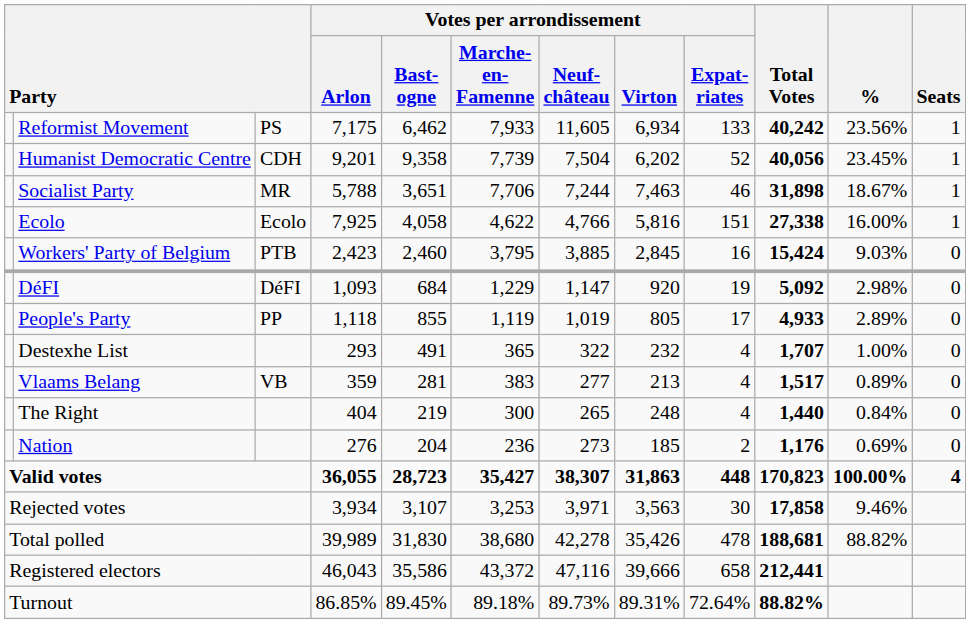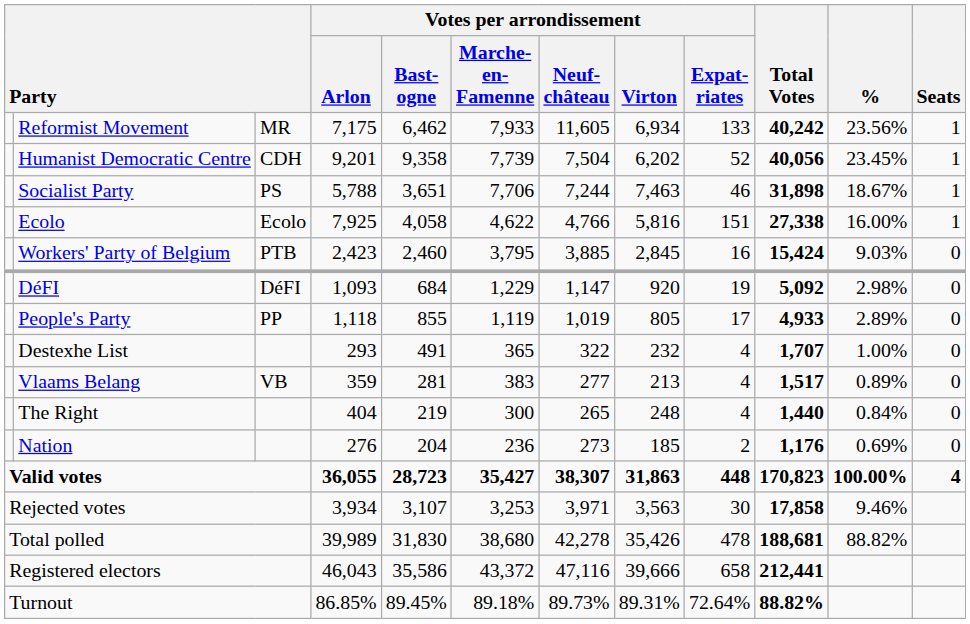(271, 127) PS -> (275, 127) MR
(275, 190) MR -> (271, 190) PS
